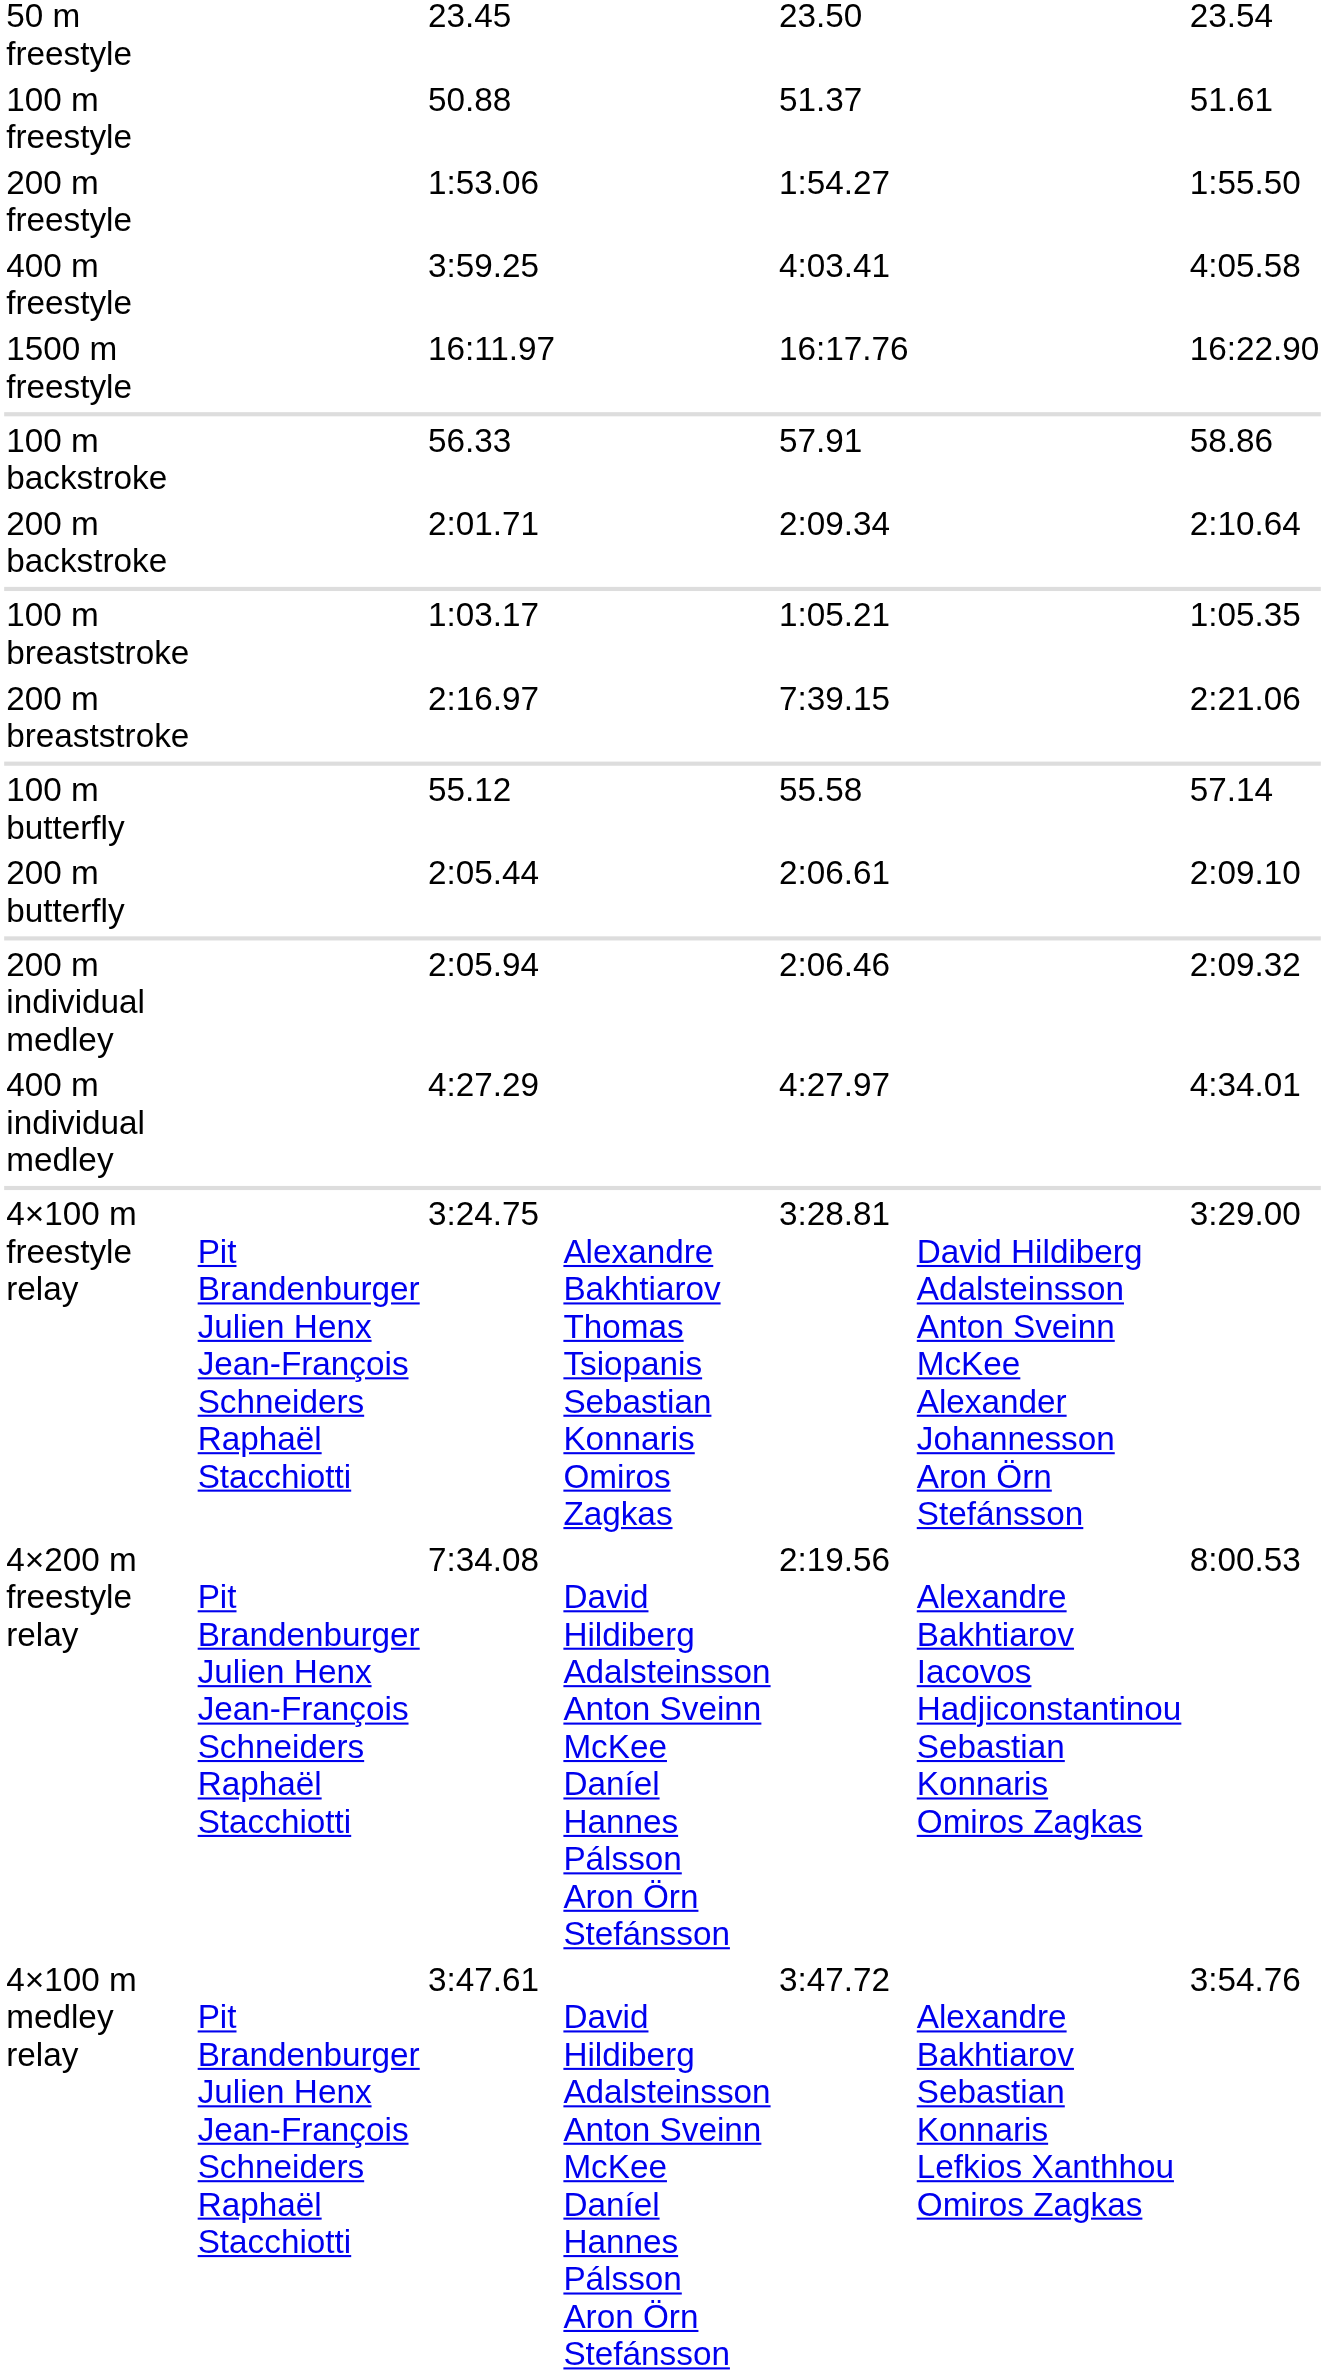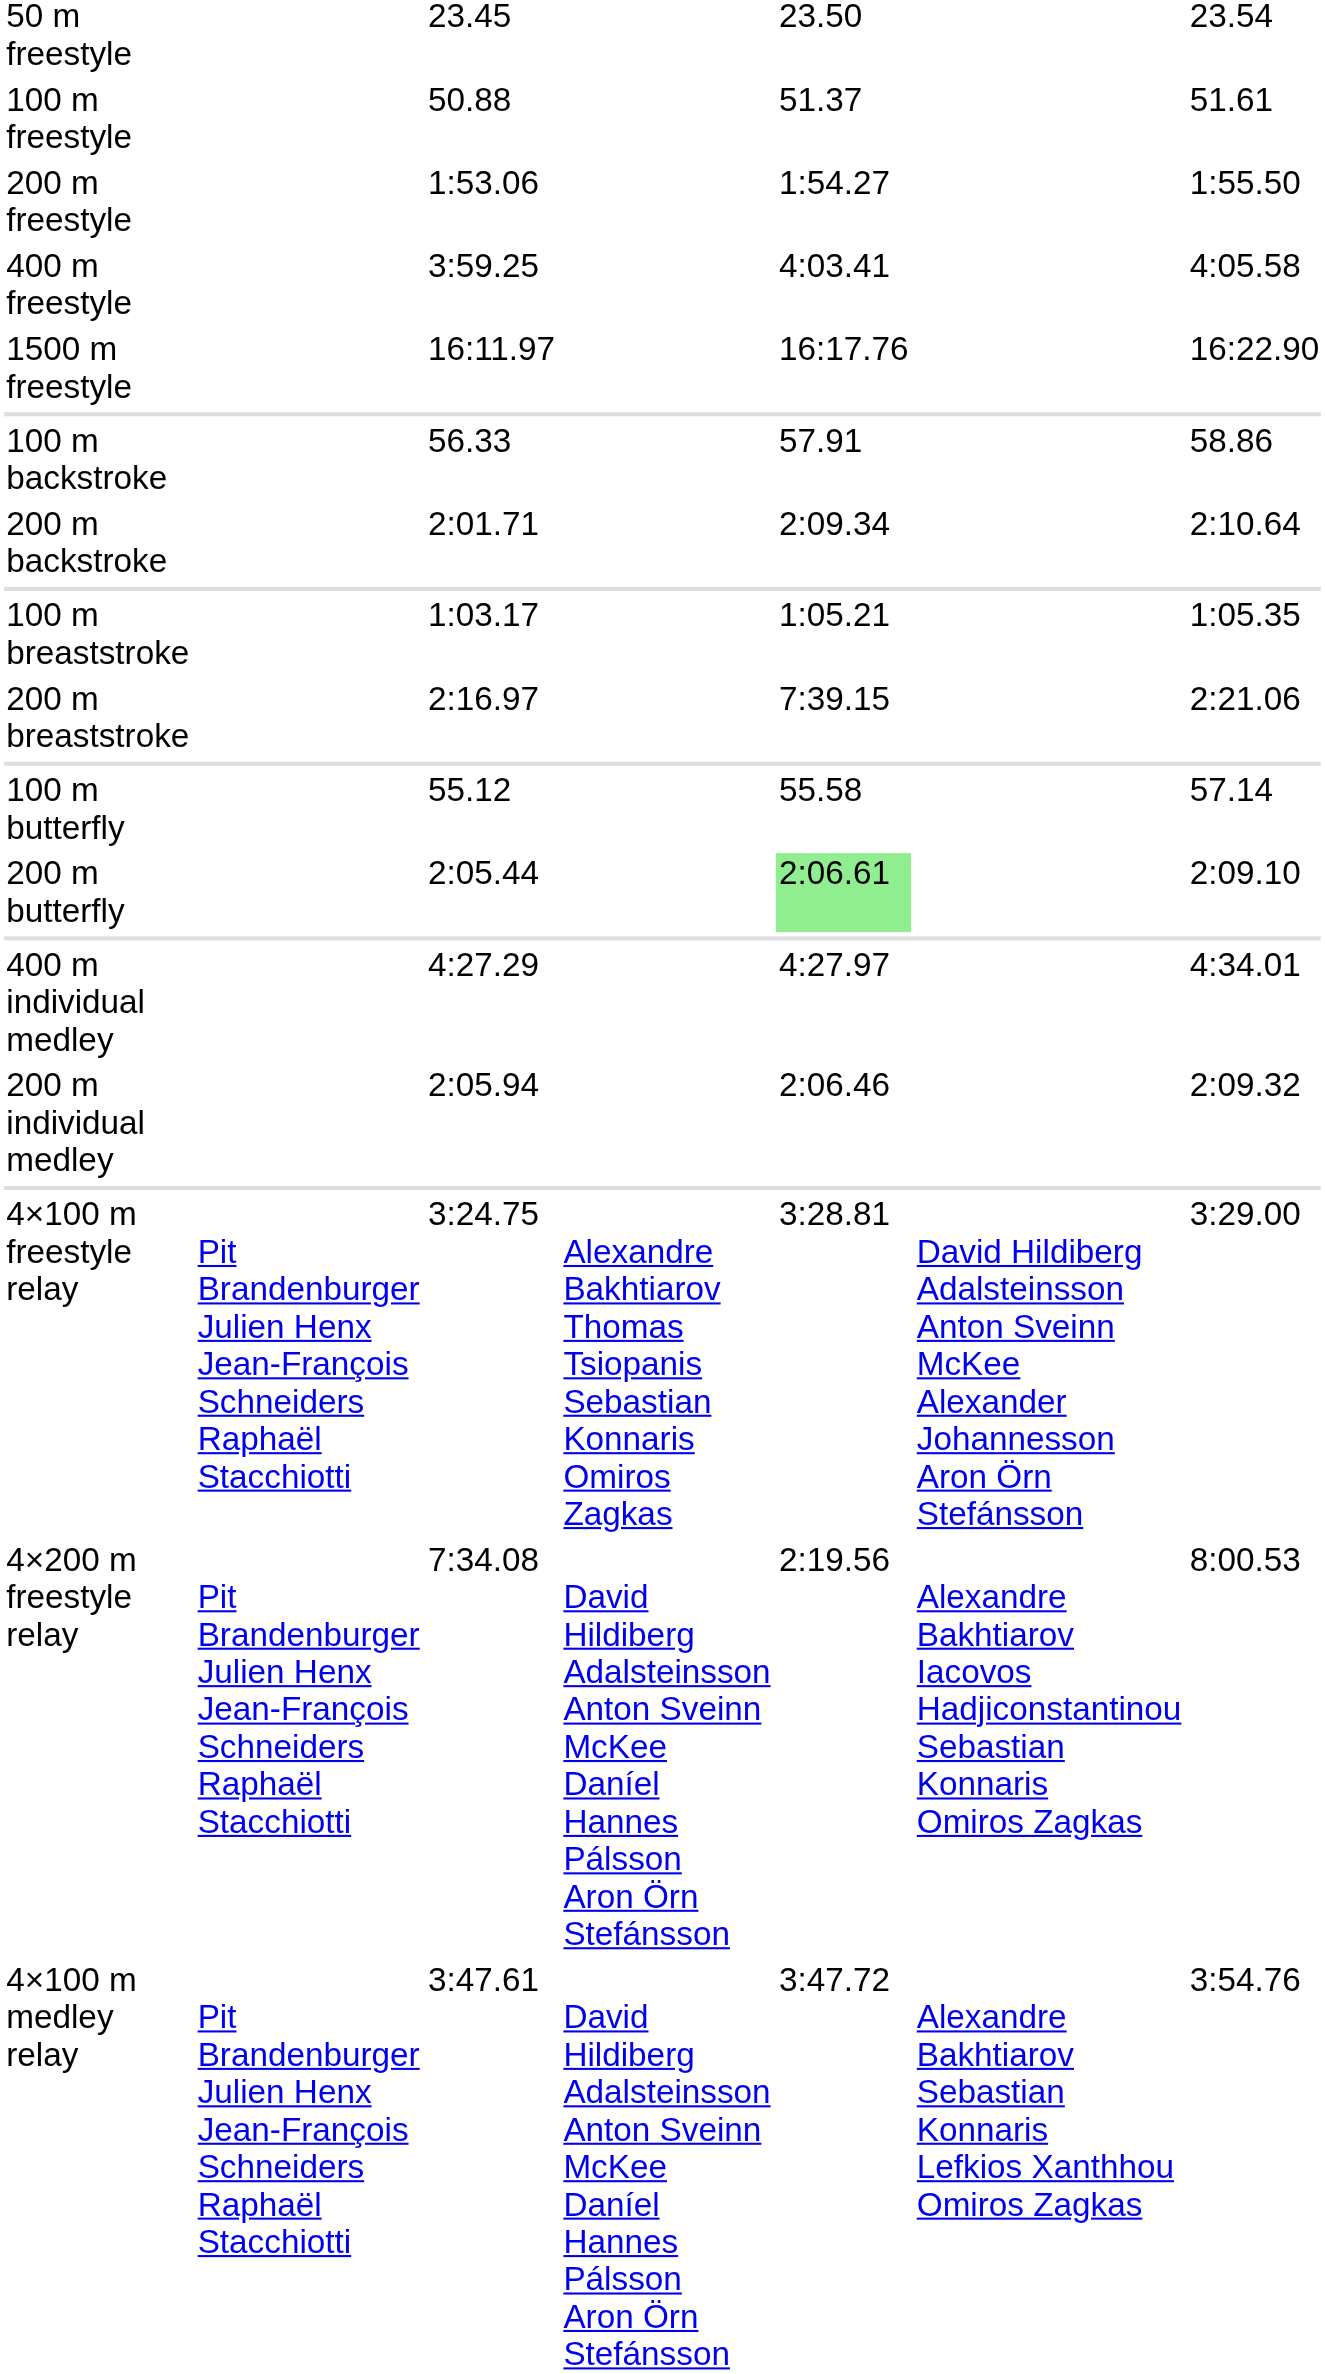(834, 873) no background -> (834, 873) lightgreen background
rows swapped: (76, 1002) <-> (76, 1122)
